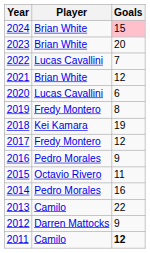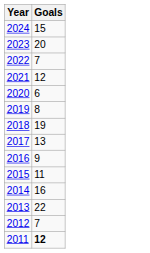- column: (72, 12)
(120, 28) pink background -> (40, 28) no background
(120, 142) 12 -> (40, 142) 13
(117, 223) 9 -> (37, 223) 7
